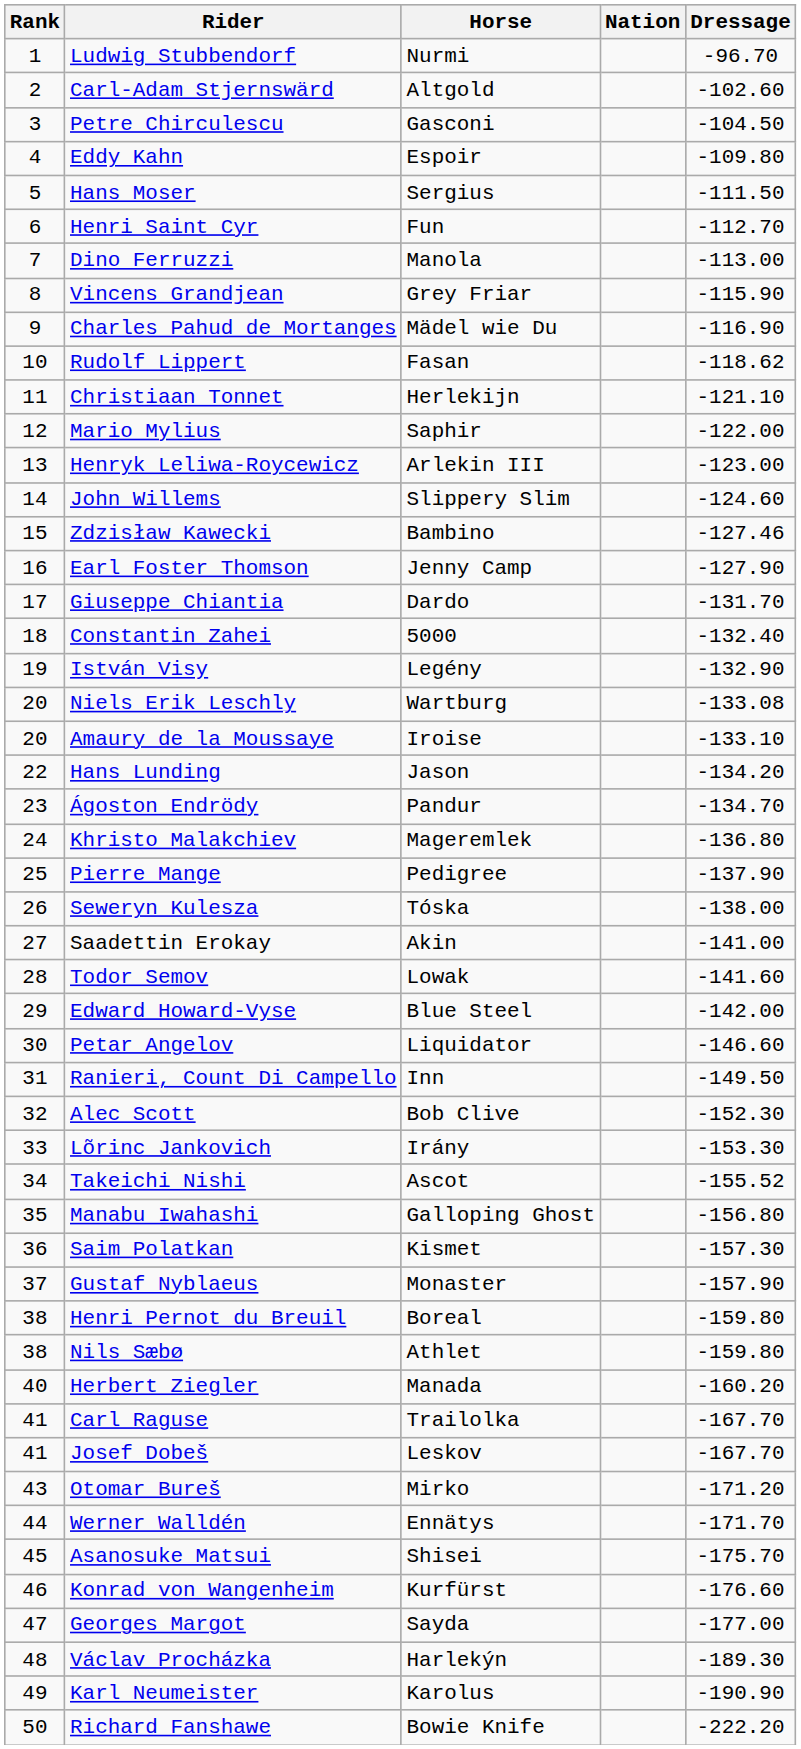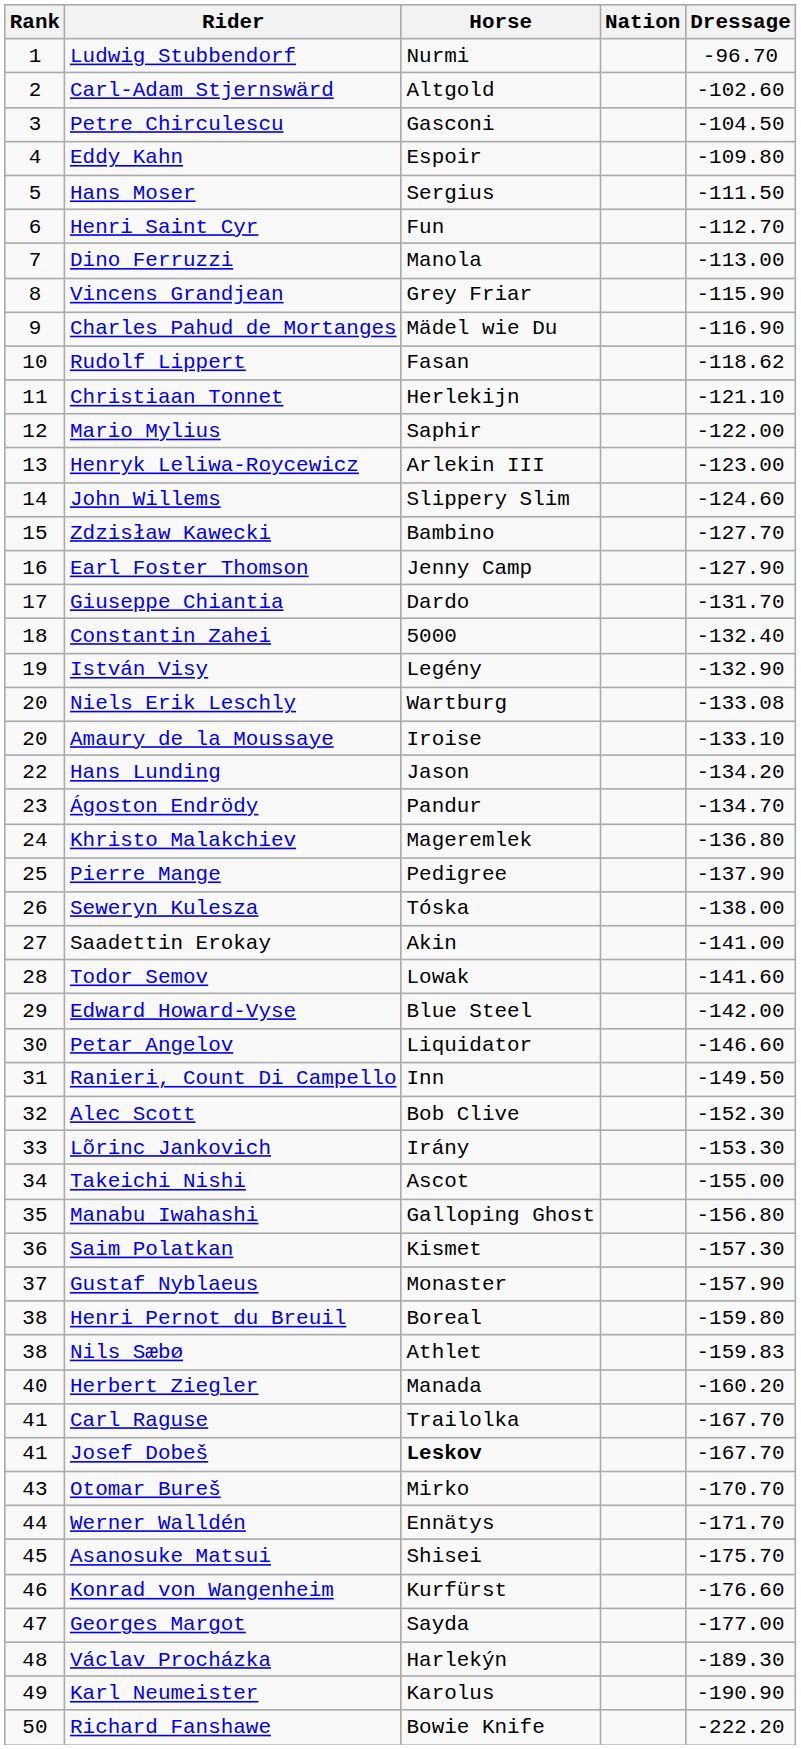(741, 534) -127.46 -> (741, 534) -127.70
(741, 1182) -155.52 -> (741, 1182) -155.00
(741, 1352) -159.80 -> (741, 1352) -159.83
(444, 1455) normal -> (444, 1455) bold
(741, 1489) -171.20 -> (741, 1489) -170.70
